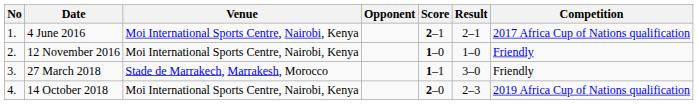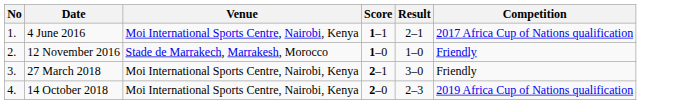- column: (390, 14)
(435, 33) 2–1 -> (378, 33) 1–1
(242, 52) Moi International Sports Centre, Nairobi, Kenya -> (227, 52) Stade de Marrakech, Marrakesh, Morocco
(227, 71) Stade de Marrakech, Marrakesh, Morocco -> (242, 71) Moi International Sports Centre, Nairobi, Kenya
(435, 71) 1–1 -> (378, 71) 2–1
